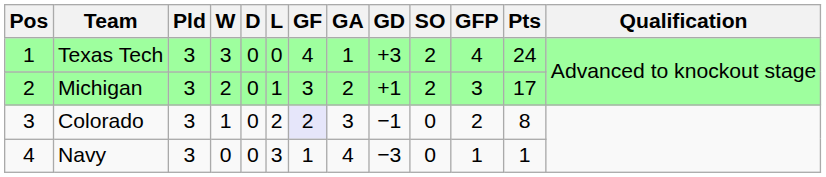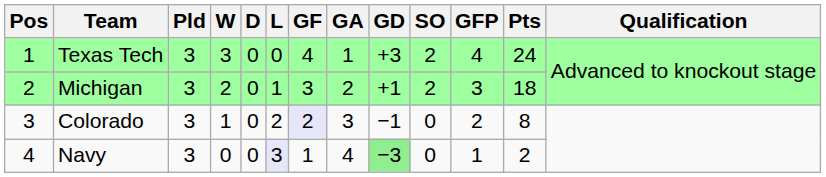(525, 88) 17 -> (525, 88) 18
(277, 155) no background -> (277, 155) lavender background
(389, 155) no background -> (389, 155) lightgreen background
(525, 155) 1 -> (525, 155) 2
